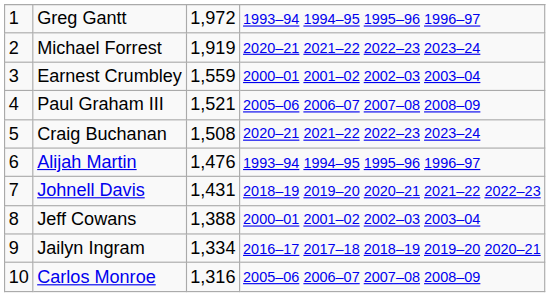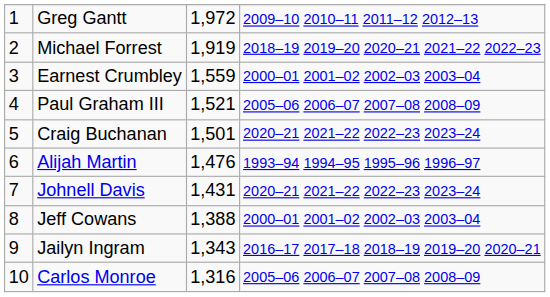(362, 19) 1993–94 1994–95 1995–96 1996–97 -> (361, 19) 2009–10 2010–11 2011–12 2012–13
(362, 48) 2020–21 2021–22 2022–23 2023–24 -> (392, 48) 2018–19 2019–20 2020–21 2021–22 2022–23
(213, 133) 1,508 -> (213, 133) 1,501
(392, 191) 2018–19 2019–20 2020–21 2021–22 2022–23 -> (362, 191) 2020–21 2021–22 2022–23 2023–24
(213, 248) 1,334 -> (213, 248) 1,343
